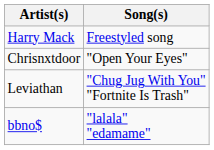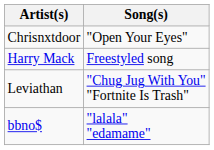rows swapped: (41, 37) <-> (44, 59)
